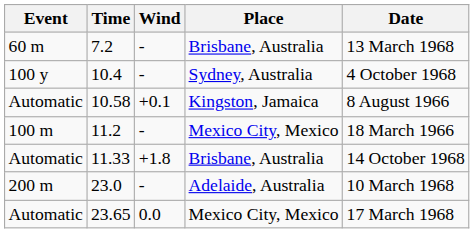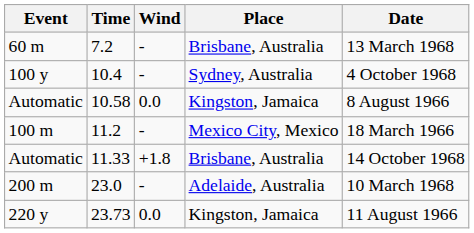(155, 102) +0.1 -> (150, 102) 0.0
- row: (111, 213)
+ row: (111, 213)
